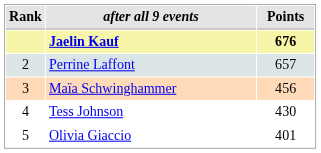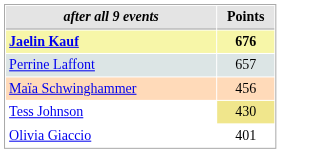- column: (25, 17)
(286, 112) no background -> (246, 112) khaki background
